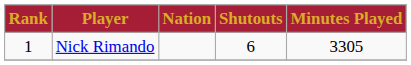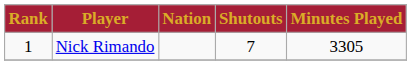(251, 46) 6 -> (251, 46) 7
